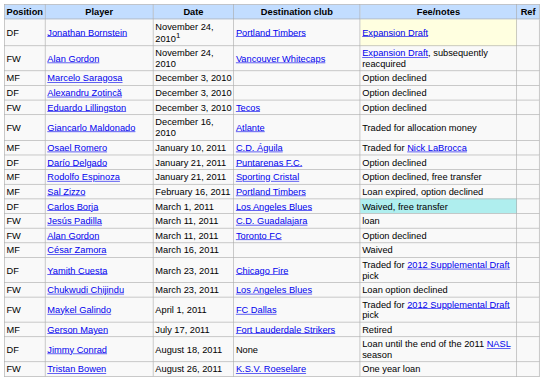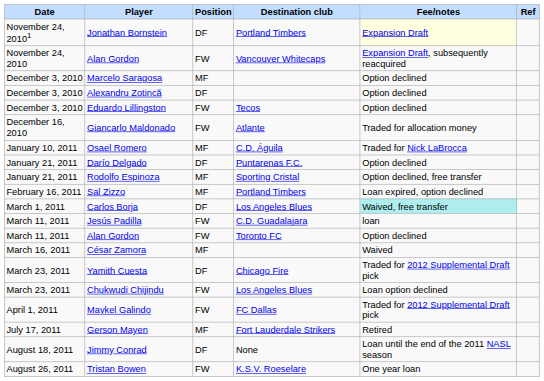columns swapped: (193, 12) <-> (25, 12)
